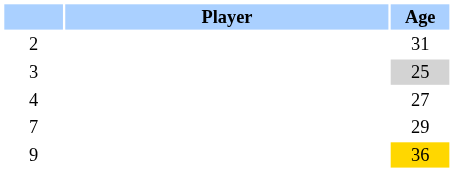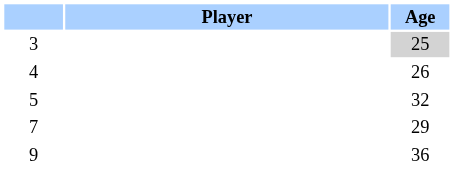- row: (34, 44)
(420, 99) 27 -> (420, 72) 26
+ row: (34, 99)
(420, 154) gold background -> (420, 154) no background
